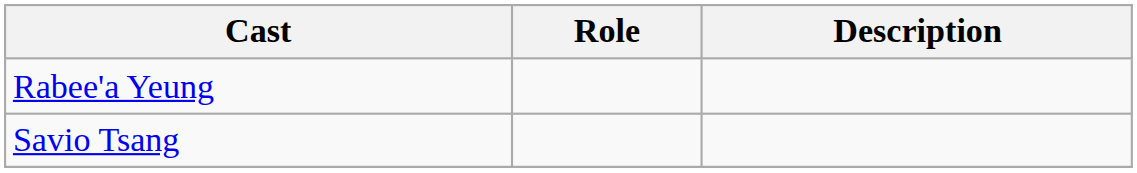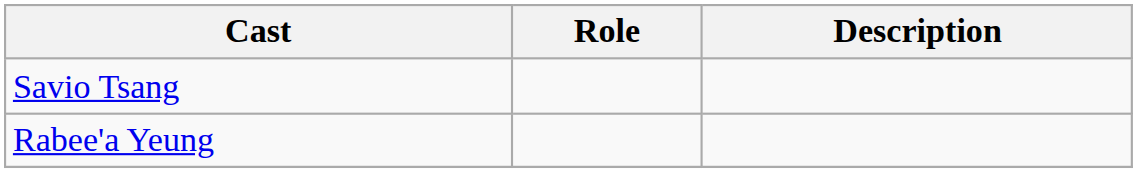rows swapped: (96, 139) <-> (113, 85)
